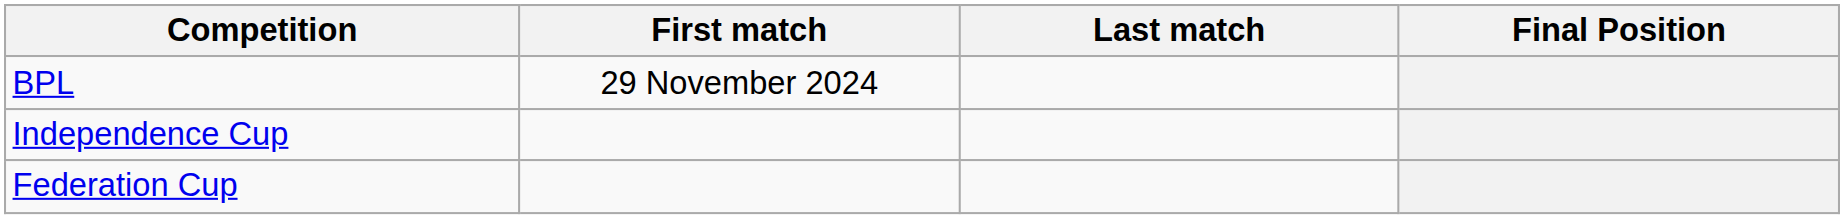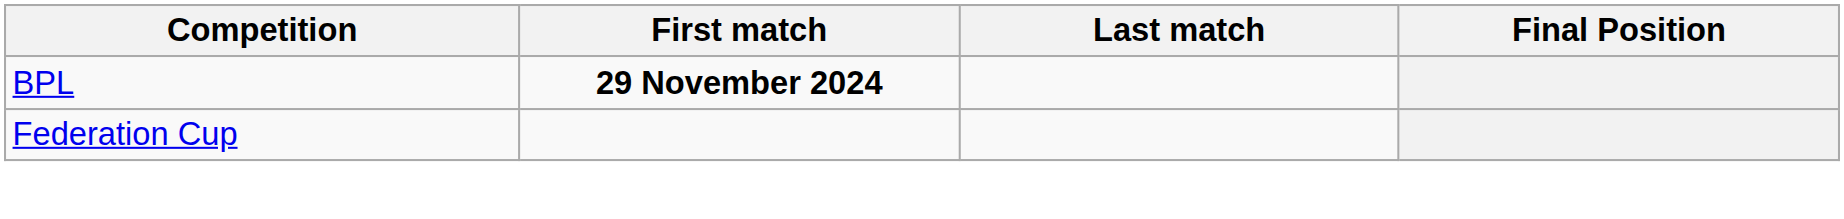(739, 82) normal -> (739, 82) bold
- row: (150, 133)
